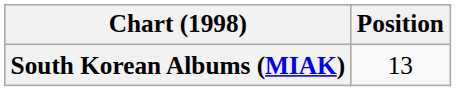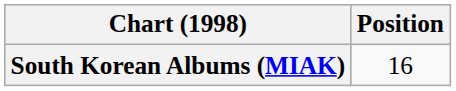(400, 64) 13 -> (400, 64) 16
